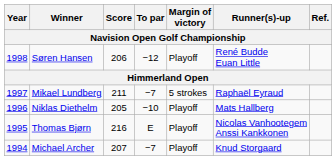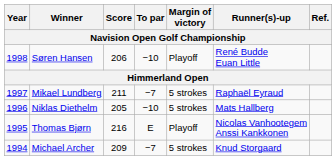(150, 58) −12 -> (150, 58) −10
(183, 108) Playoff -> (188, 108) 5 strokes
(119, 148) 207 -> (119, 148) 209
(183, 148) Playoff -> (188, 148) 5 strokes
